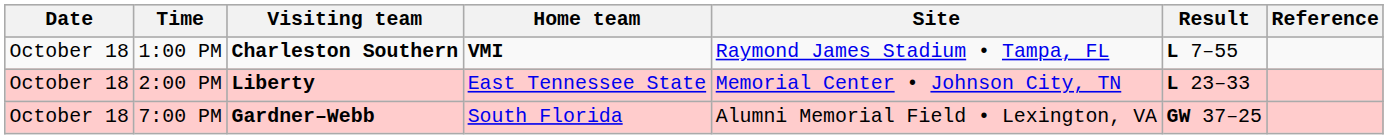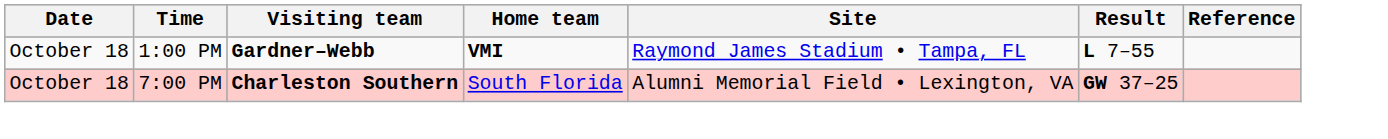(345, 53) Charleston Southern -> (303, 53) Gardner–Webb
- row: (180, 85)
(303, 117) Gardner–Webb -> (345, 85) Charleston Southern
